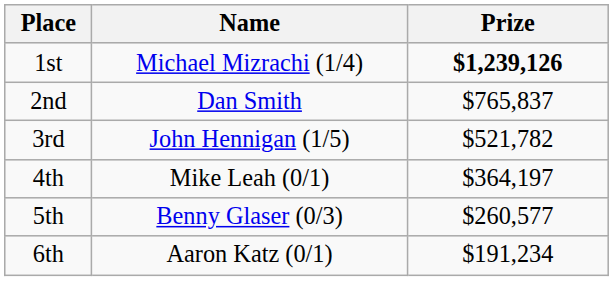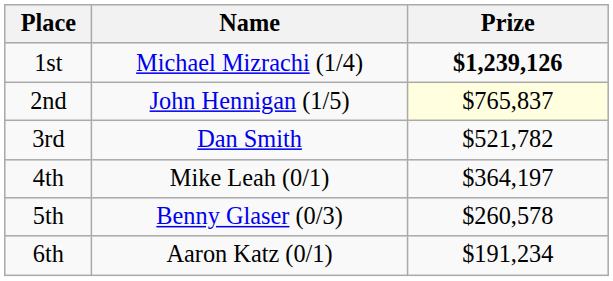(250, 100) Dan Smith -> (250, 100) John Hennigan (1/5)
(508, 100) no background -> (508, 100) lightyellow background
(250, 139) John Hennigan (1/5) -> (250, 139) Dan Smith
(508, 216) $260,577 -> (508, 216) $260,578
